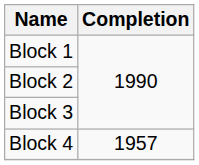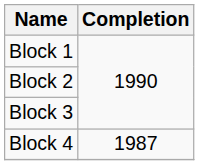(136, 143) 1957 -> (136, 143) 1987
